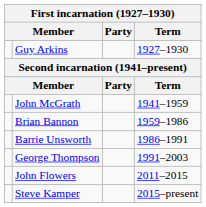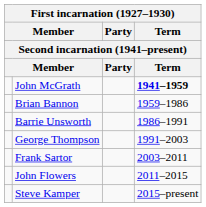- row: (41, 49)
(163, 103) normal -> (163, 85) bold
+ row: (44, 157)
